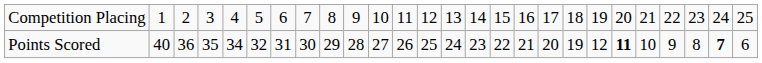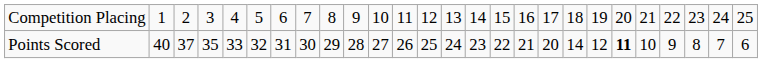(186, 44) 36 -> (186, 44) 37
(235, 44) 34 -> (235, 44) 33
(575, 44) 19 -> (575, 44) 14
(721, 44) bold -> (721, 44) normal
